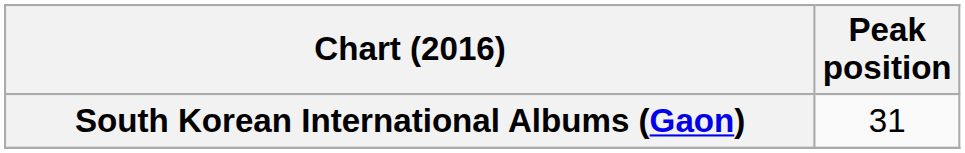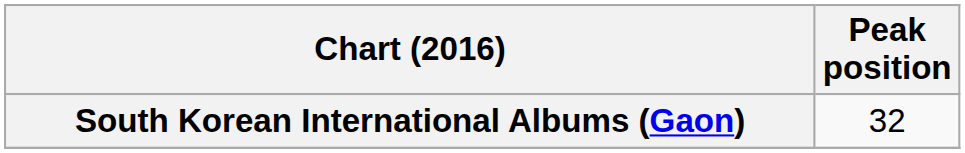(887, 120) 31 -> (887, 120) 32
